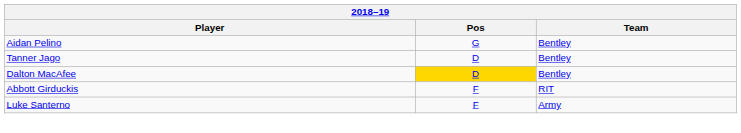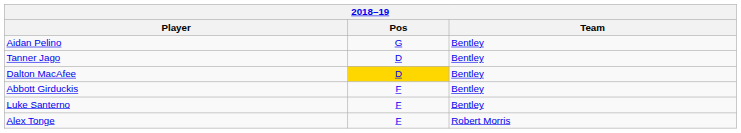(546, 89) RIT -> (468, 89) Bentley
(550, 105) Army -> (468, 105) Bentley
+ row: (31, 120)
